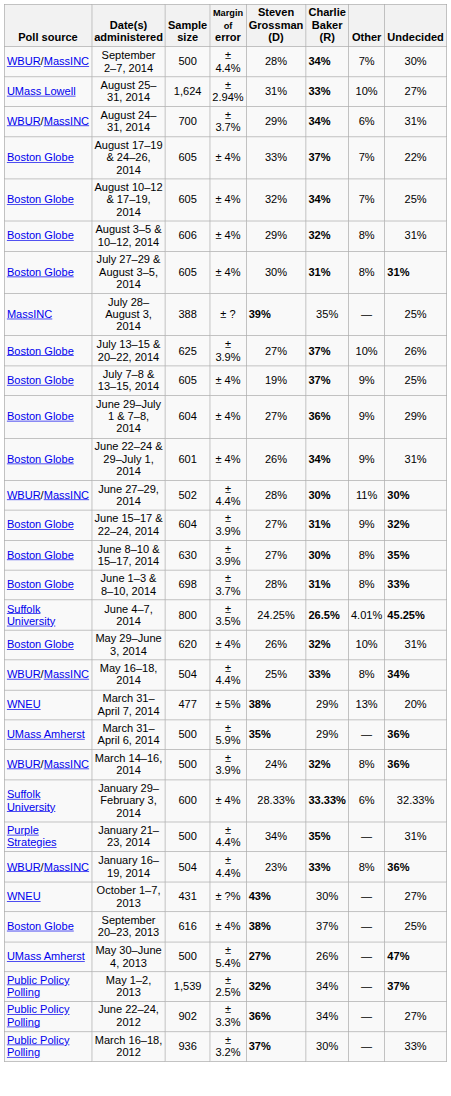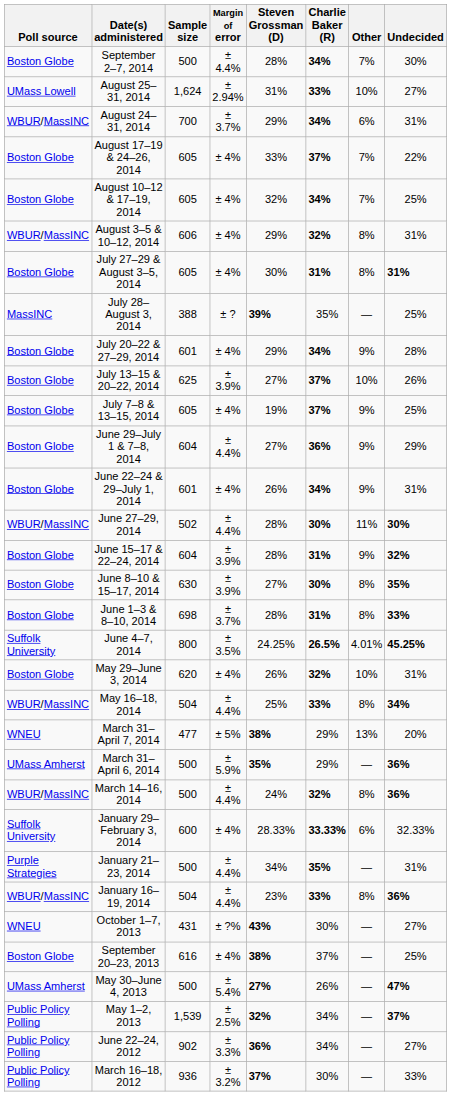(48, 61) WBUR/MassINC -> (40, 61) Boston Globe
(40, 236) Boston Globe -> (48, 236) WBUR/MassINC
+ row: (129, 350)
(228, 416) ± 4% -> (228, 446) ± 4.4%
(276, 525) 27% -> (276, 555) 28%
(228, 764) ± 3.9% -> (228, 794) ± 4.4%
